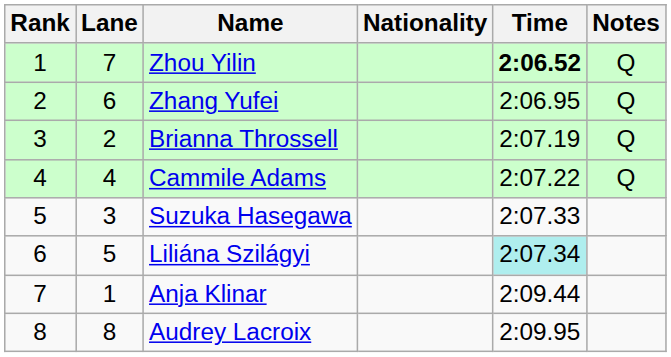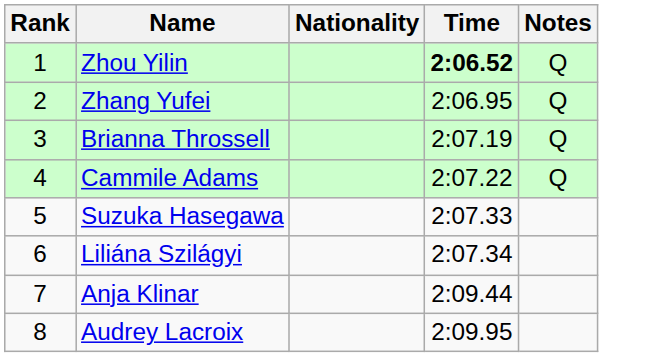- column: (109, 23)
(540, 255) paleturquoise background -> (472, 255) no background
